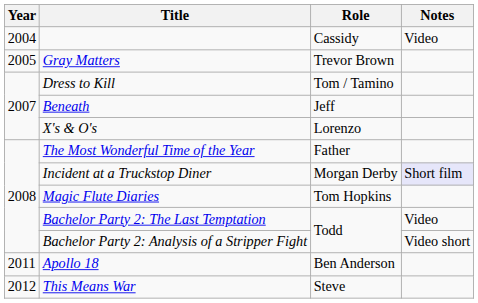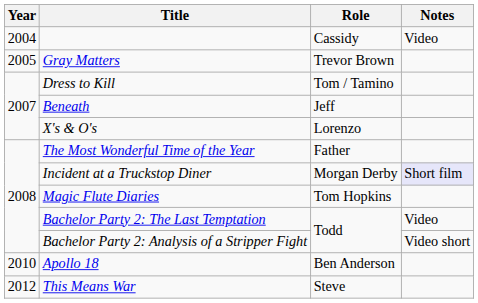(22, 264) 2011 -> (22, 264) 2010
